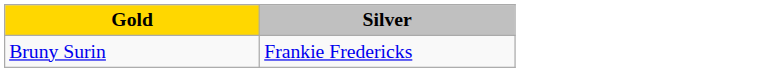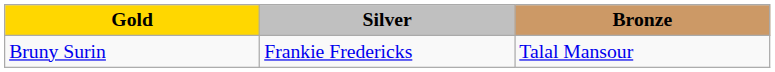+ column: (642, 20)
